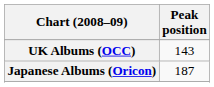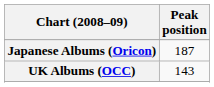rows swapped: (82, 71) <-> (82, 50)
